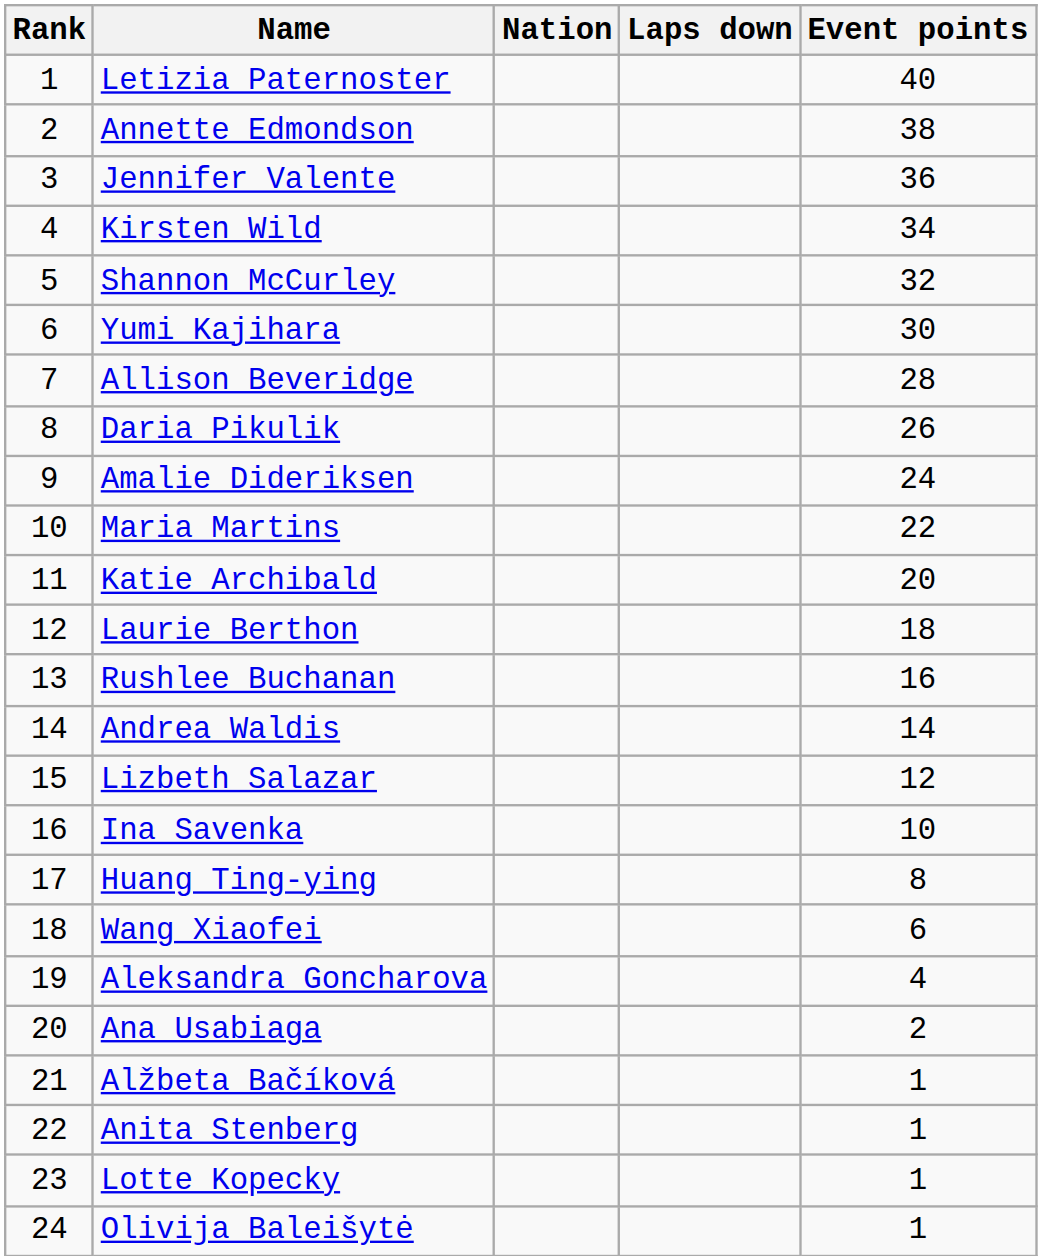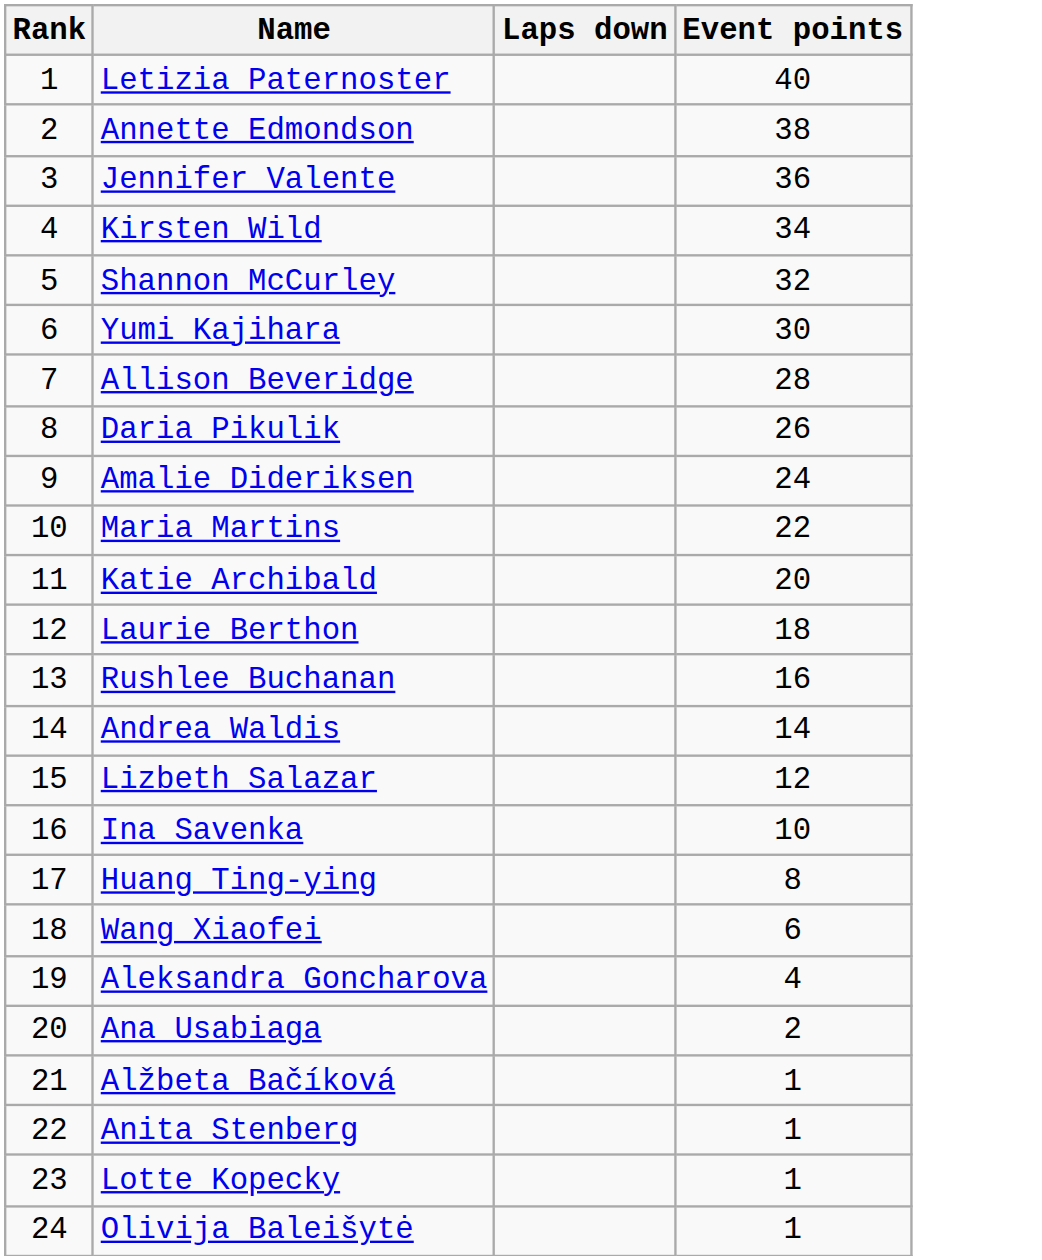- column: (557, 30)
